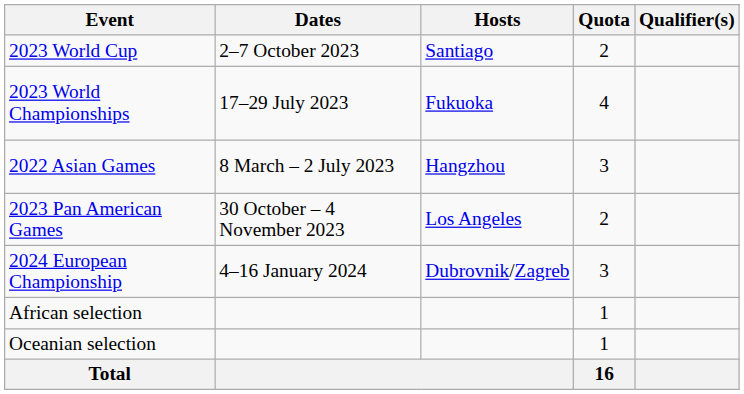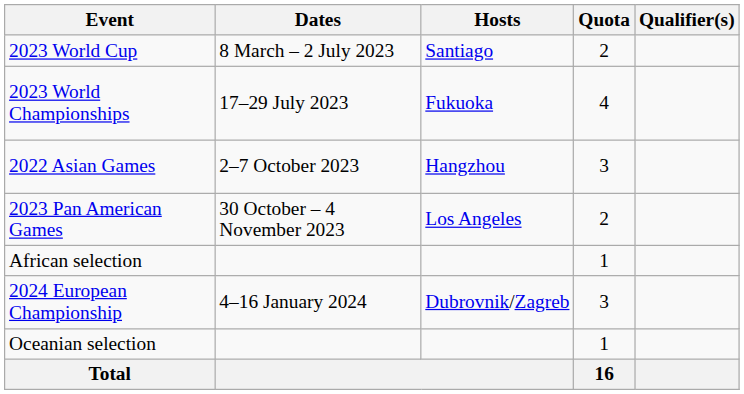(289, 50) 2–7 October 2023 -> (307, 50) 8 March – 2 July 2023
(307, 166) 8 March – 2 July 2023 -> (289, 166) 2–7 October 2023
rows swapped: (68, 271) <-> (75, 312)
